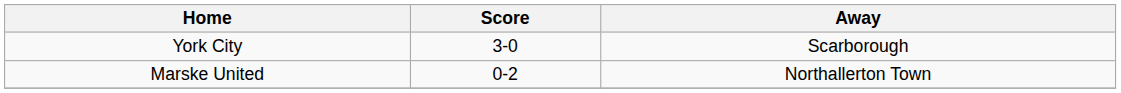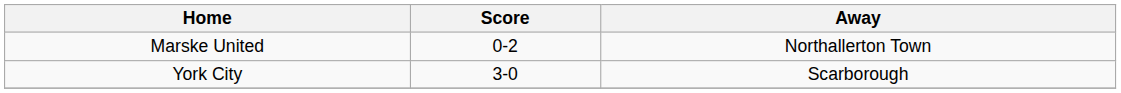rows swapped: (207, 74) <-> (207, 46)
